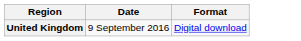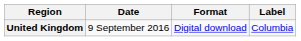+ column: (272, 12)
